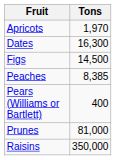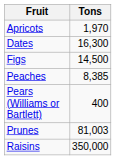(93, 131) 81,000 -> (93, 131) 81,003
